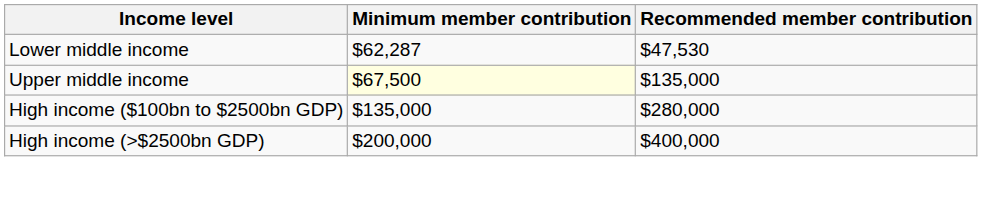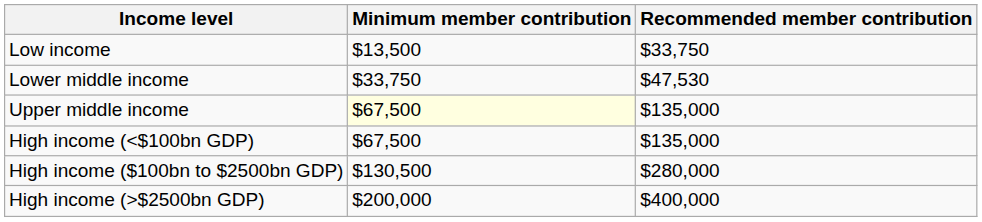+ row: (60, 49)
(387, 49) $62,287 -> (387, 79) $33,750
+ row: (131, 140)
(392, 110) $135,000 -> (392, 170) $130,500
